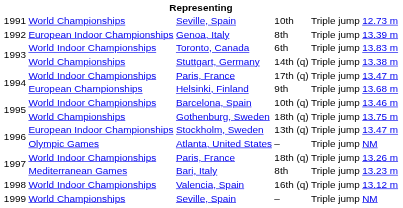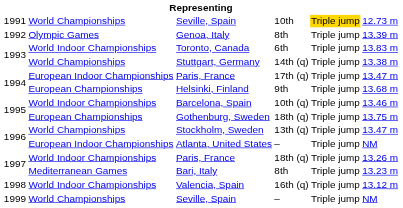(335, 21) no background -> (335, 21) gold background
(101, 34) European Indoor Championships -> (64, 34) Olympic Games
(92, 75) World Indoor Championships -> (101, 75) European Indoor Championships
(77, 116) World Championships -> (85, 116) European Championships
(101, 130) European Indoor Championships -> (77, 130) World Championships
(64, 144) Olympic Games -> (101, 144) European Indoor Championships
